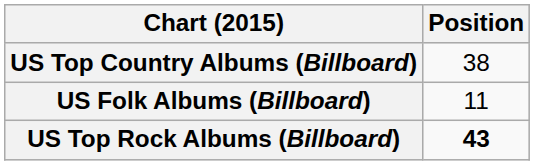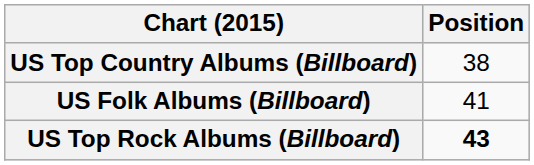(476, 100) 11 -> (476, 100) 41
